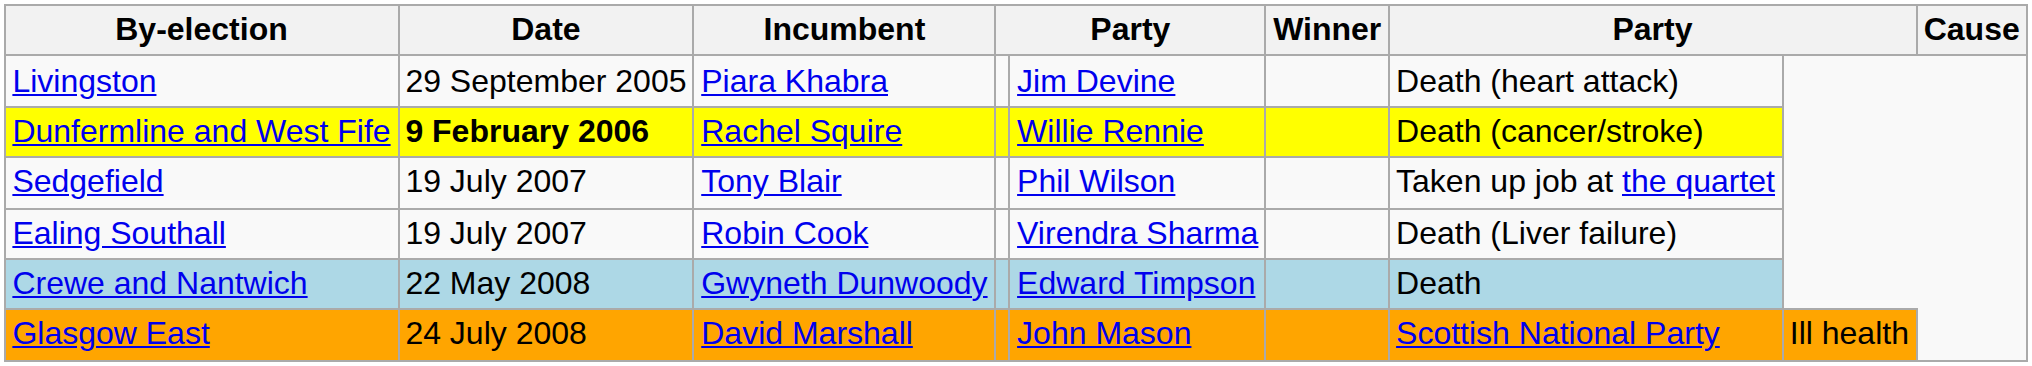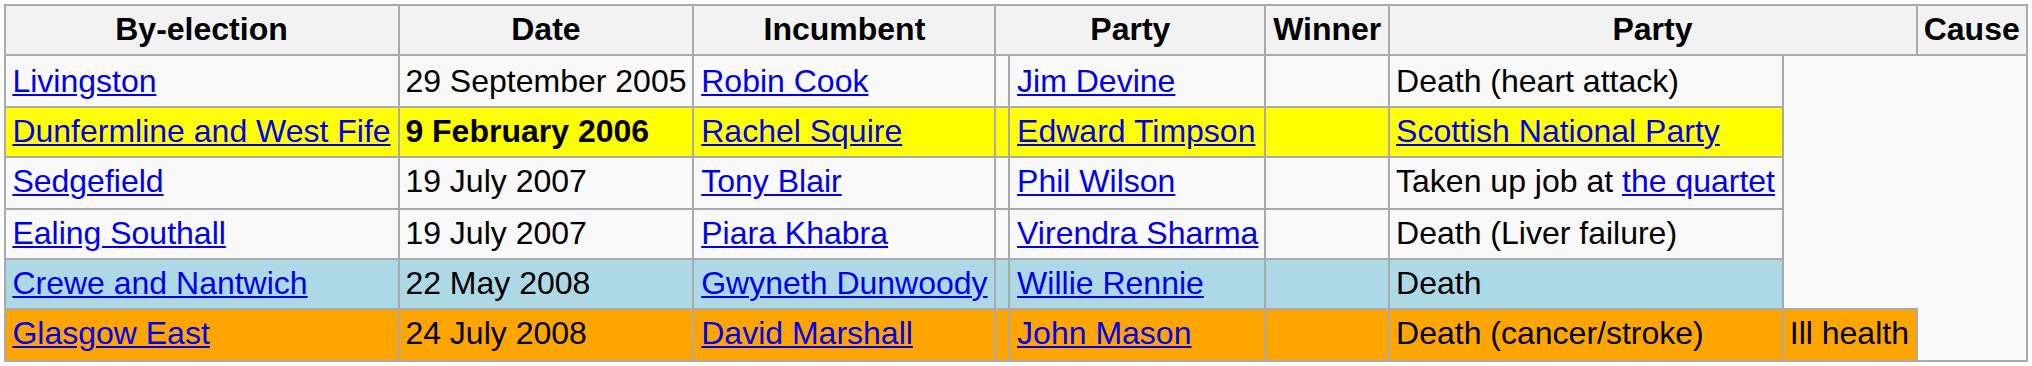(795, 80) Piara Khabra -> (785, 80) Robin Cook
(1110, 131) Willie Rennie -> (1136, 131) Edward Timpson
(1550, 131) Death (cancer/stroke) -> (1558, 131) Scottish National Party
(785, 232) Robin Cook -> (795, 232) Piara Khabra
(1136, 283) Edward Timpson -> (1110, 283) Willie Rennie
(1558, 334) Scottish National Party -> (1550, 334) Death (cancer/stroke)
